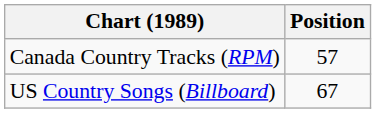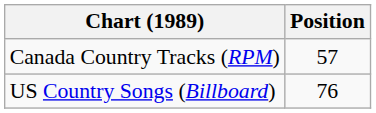(327, 90) 67 -> (327, 90) 76
